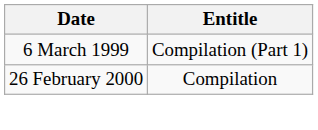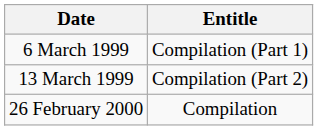+ row: (76, 79)
